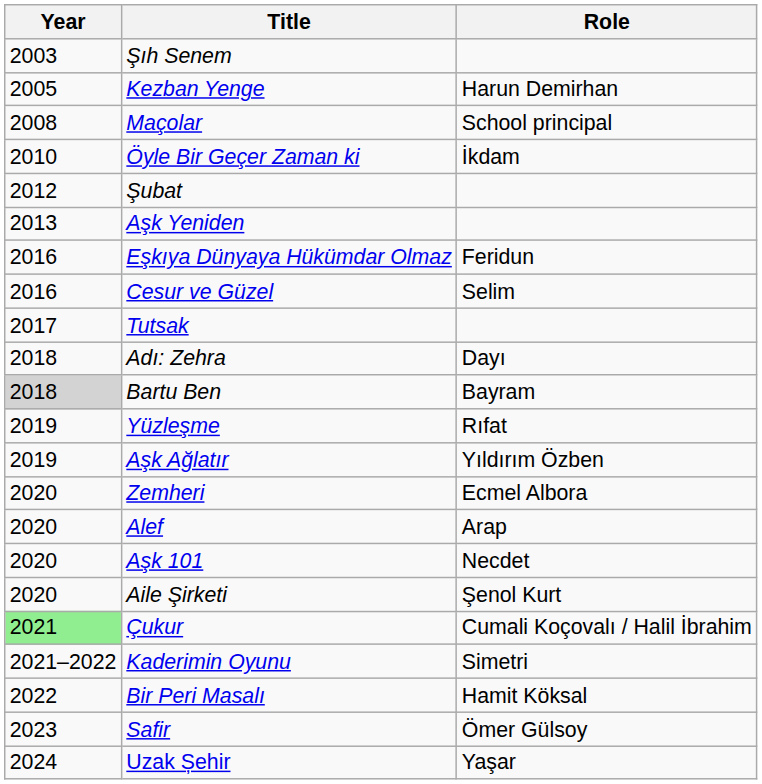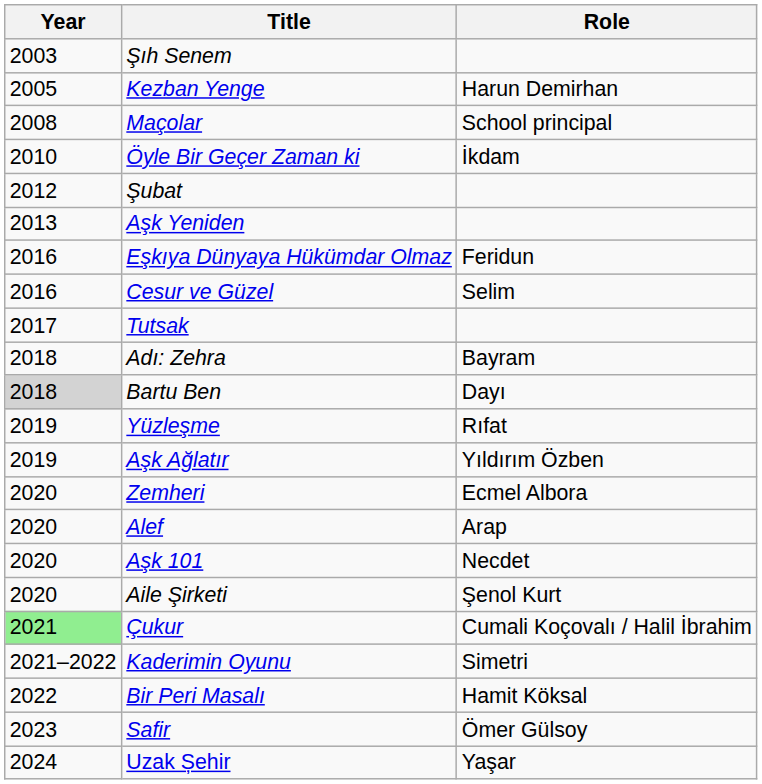(484, 359) Dayı -> (499, 359) Bayram
(499, 392) Bayram -> (484, 392) Dayı
